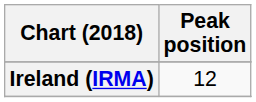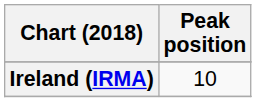(205, 79) 12 -> (205, 79) 10
